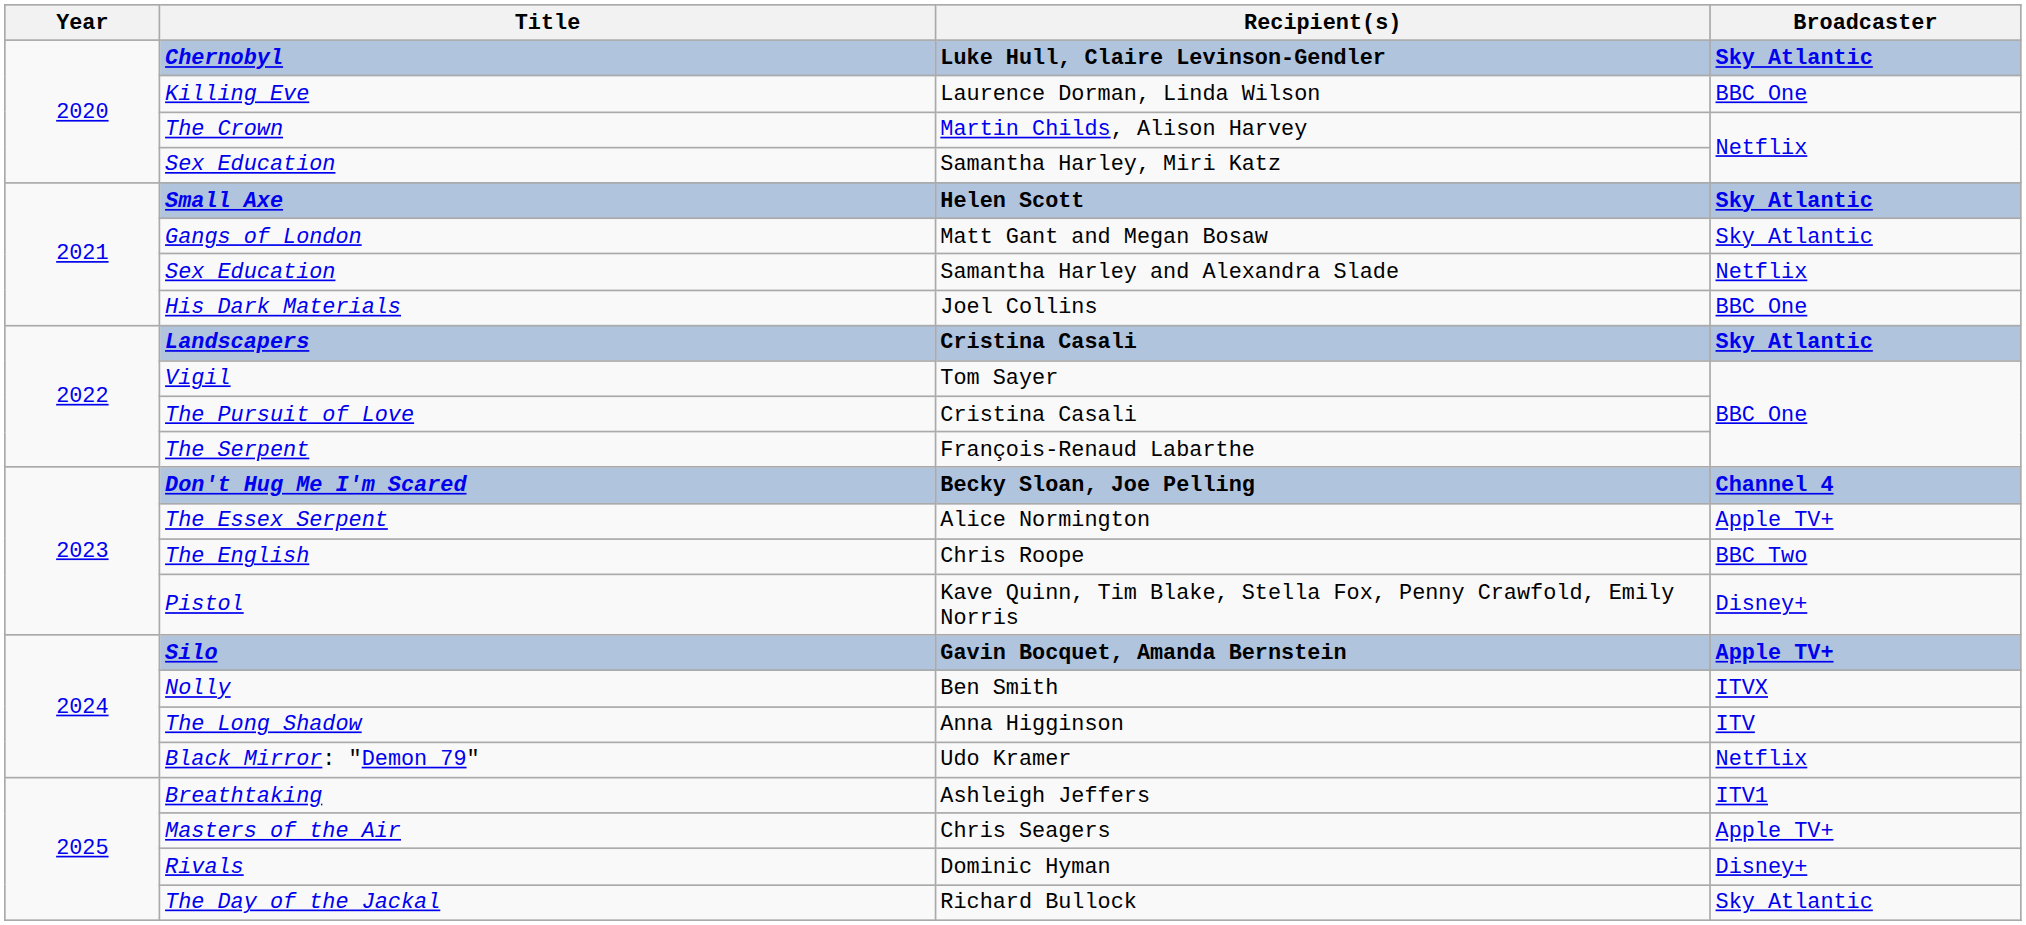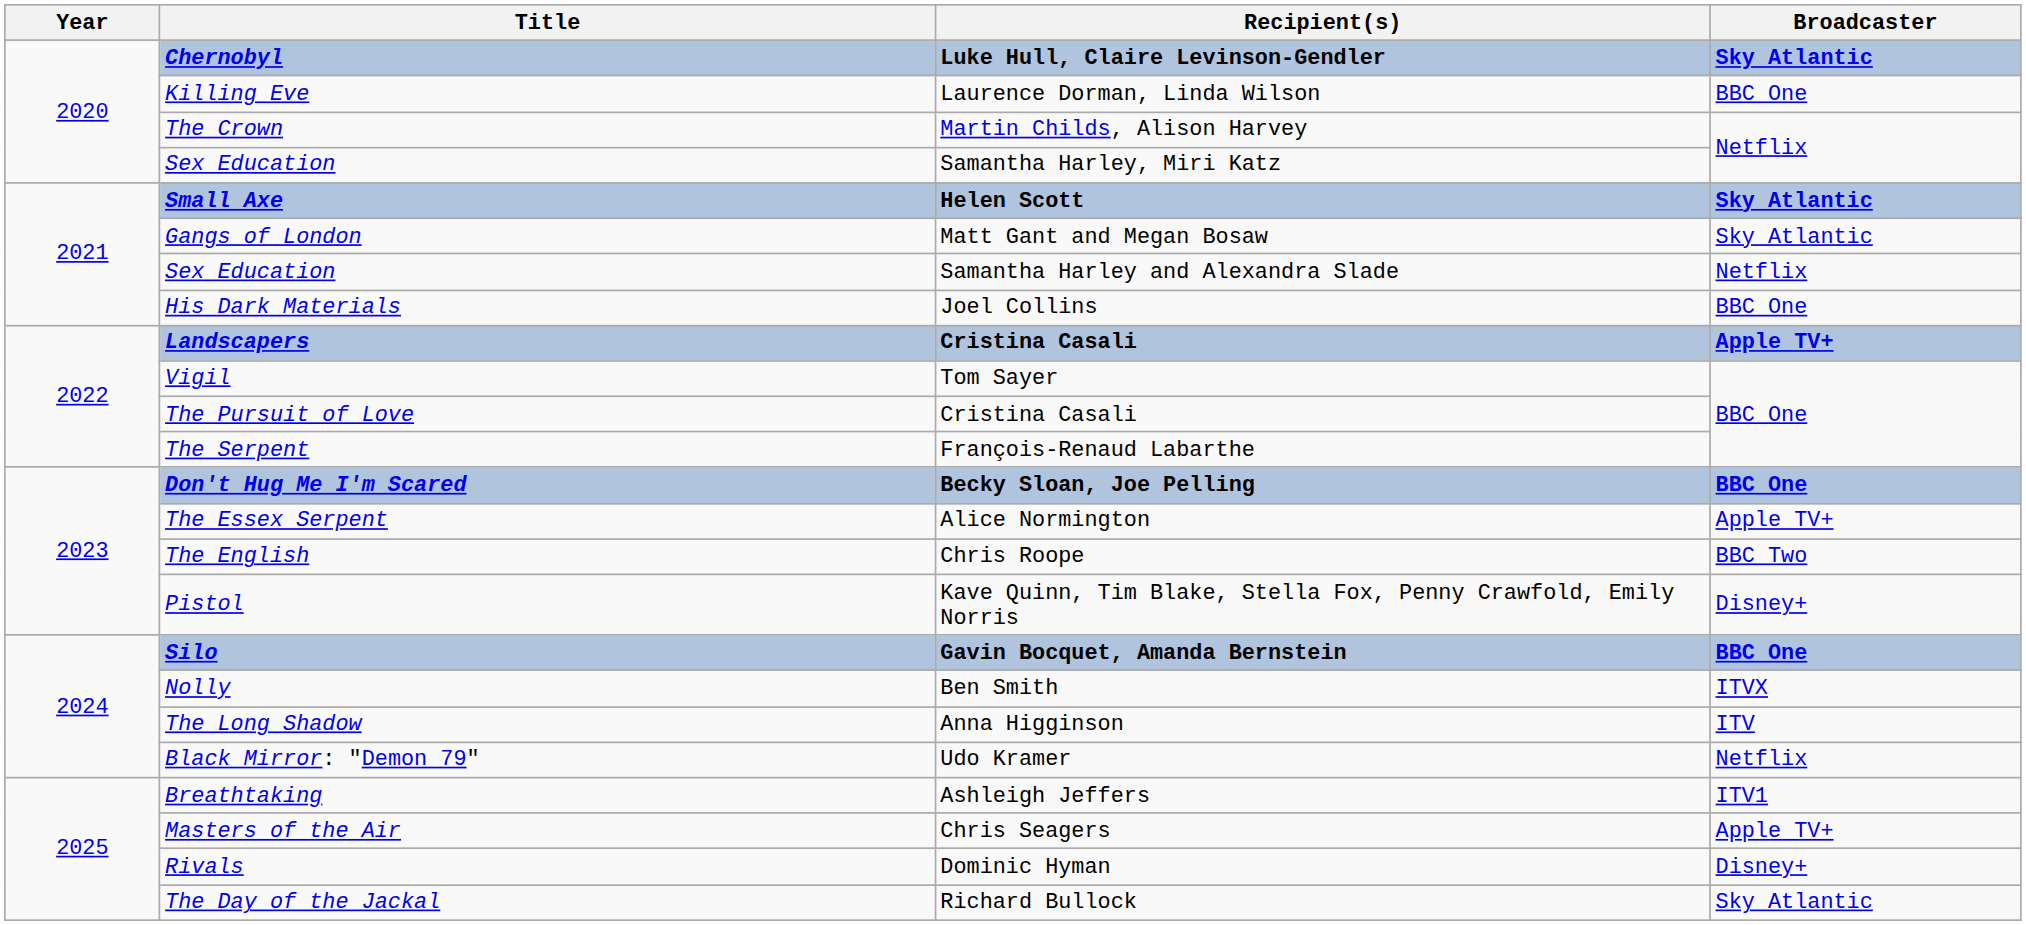(1794, 343) Sky Atlantic -> (1775, 343) Apple TV+
(1775, 485) Channel 4 -> (1761, 485) BBC One
(1775, 653) Apple TV+ -> (1761, 653) BBC One
